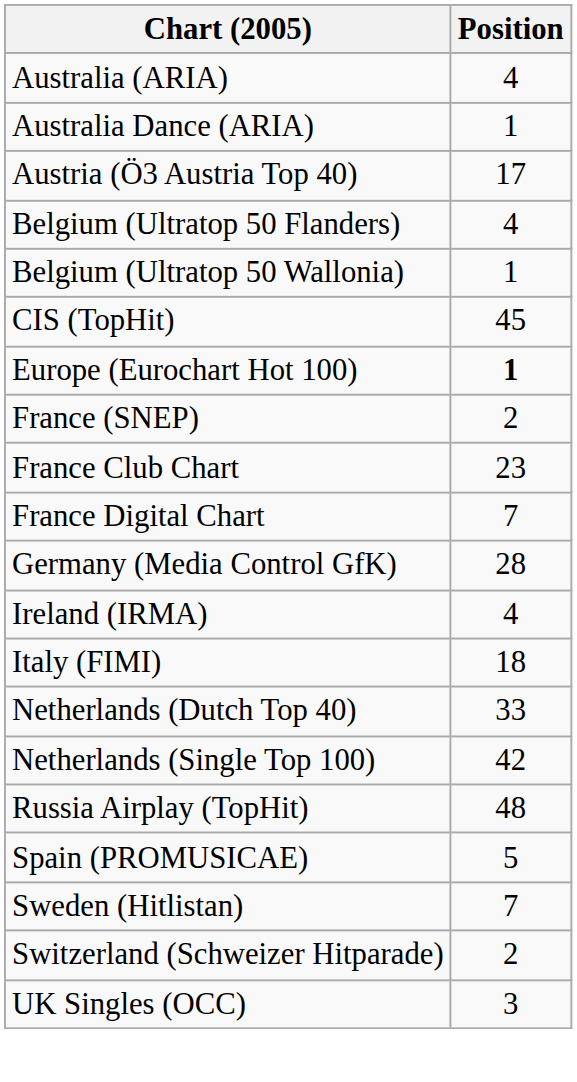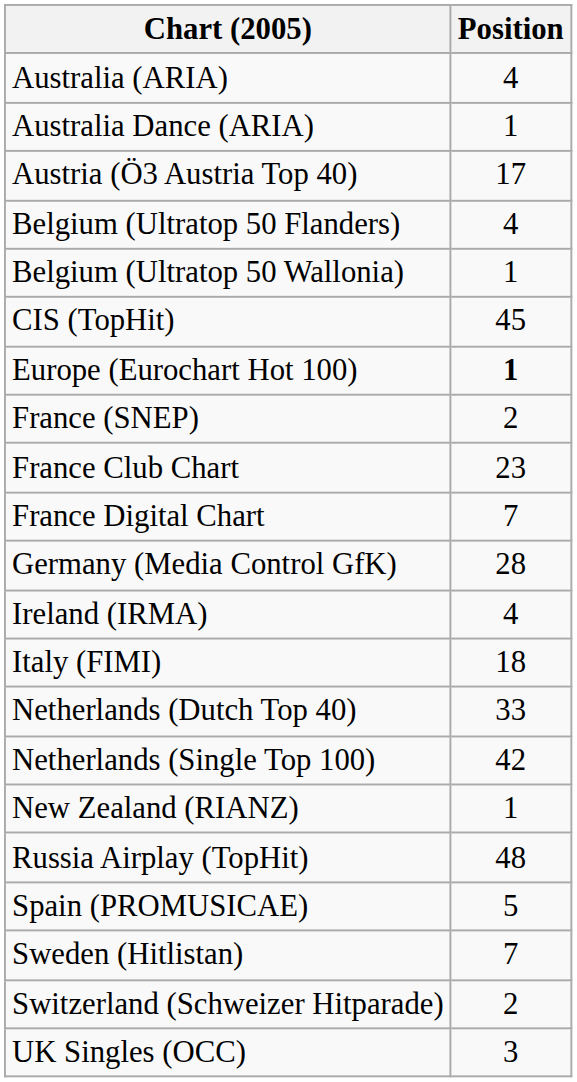+ row: (155, 808)
